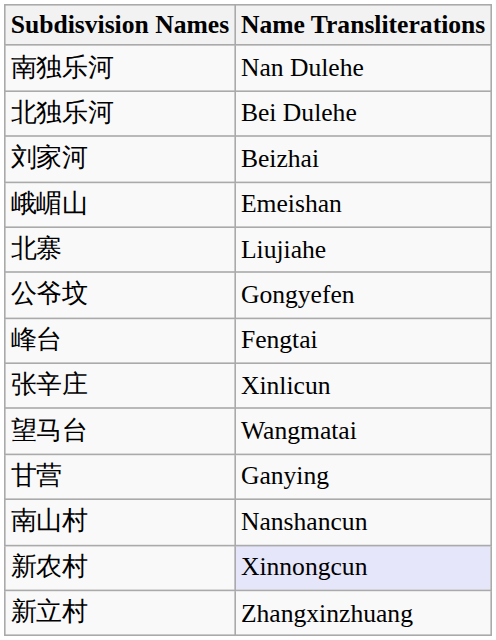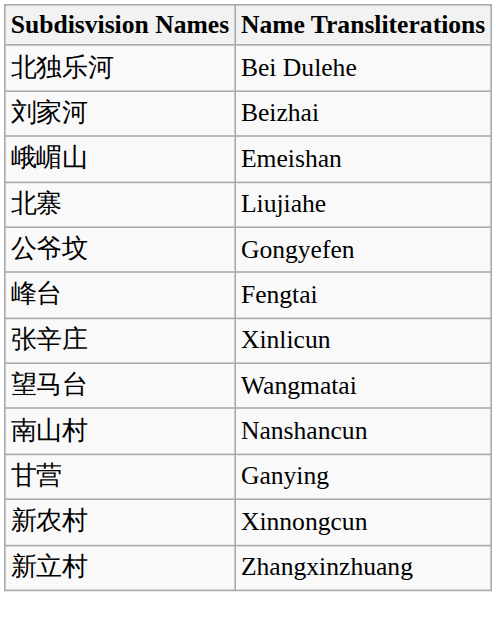- row: (62, 66)
rows swapped: (36, 475) <-> (49, 521)
(304, 567) lavender background -> (304, 521) no background
